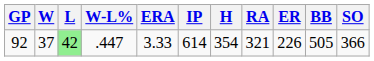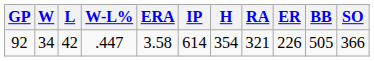(46, 42) 37 -> (46, 42) 34
(70, 42) lightgreen background -> (70, 42) no background
(158, 42) 3.33 -> (158, 42) 3.58
